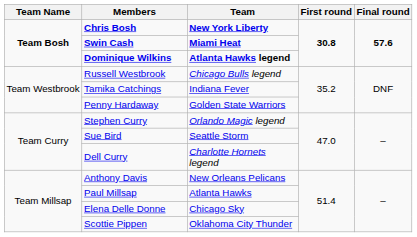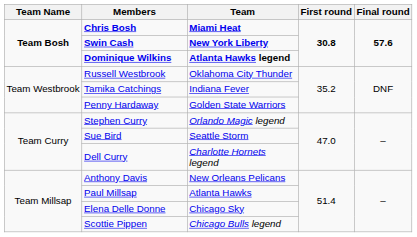(229, 27) New York Liberty -> (215, 27) Miami Heat
(215, 43) Miami Heat -> (229, 43) New York Liberty
(235, 74) Chicago Bulls legend -> (241, 74) Oklahoma City Thunder
(241, 224) Oklahoma City Thunder -> (235, 224) Chicago Bulls legend
